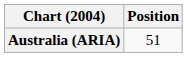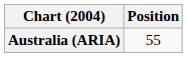(153, 40) 51 -> (153, 40) 55
